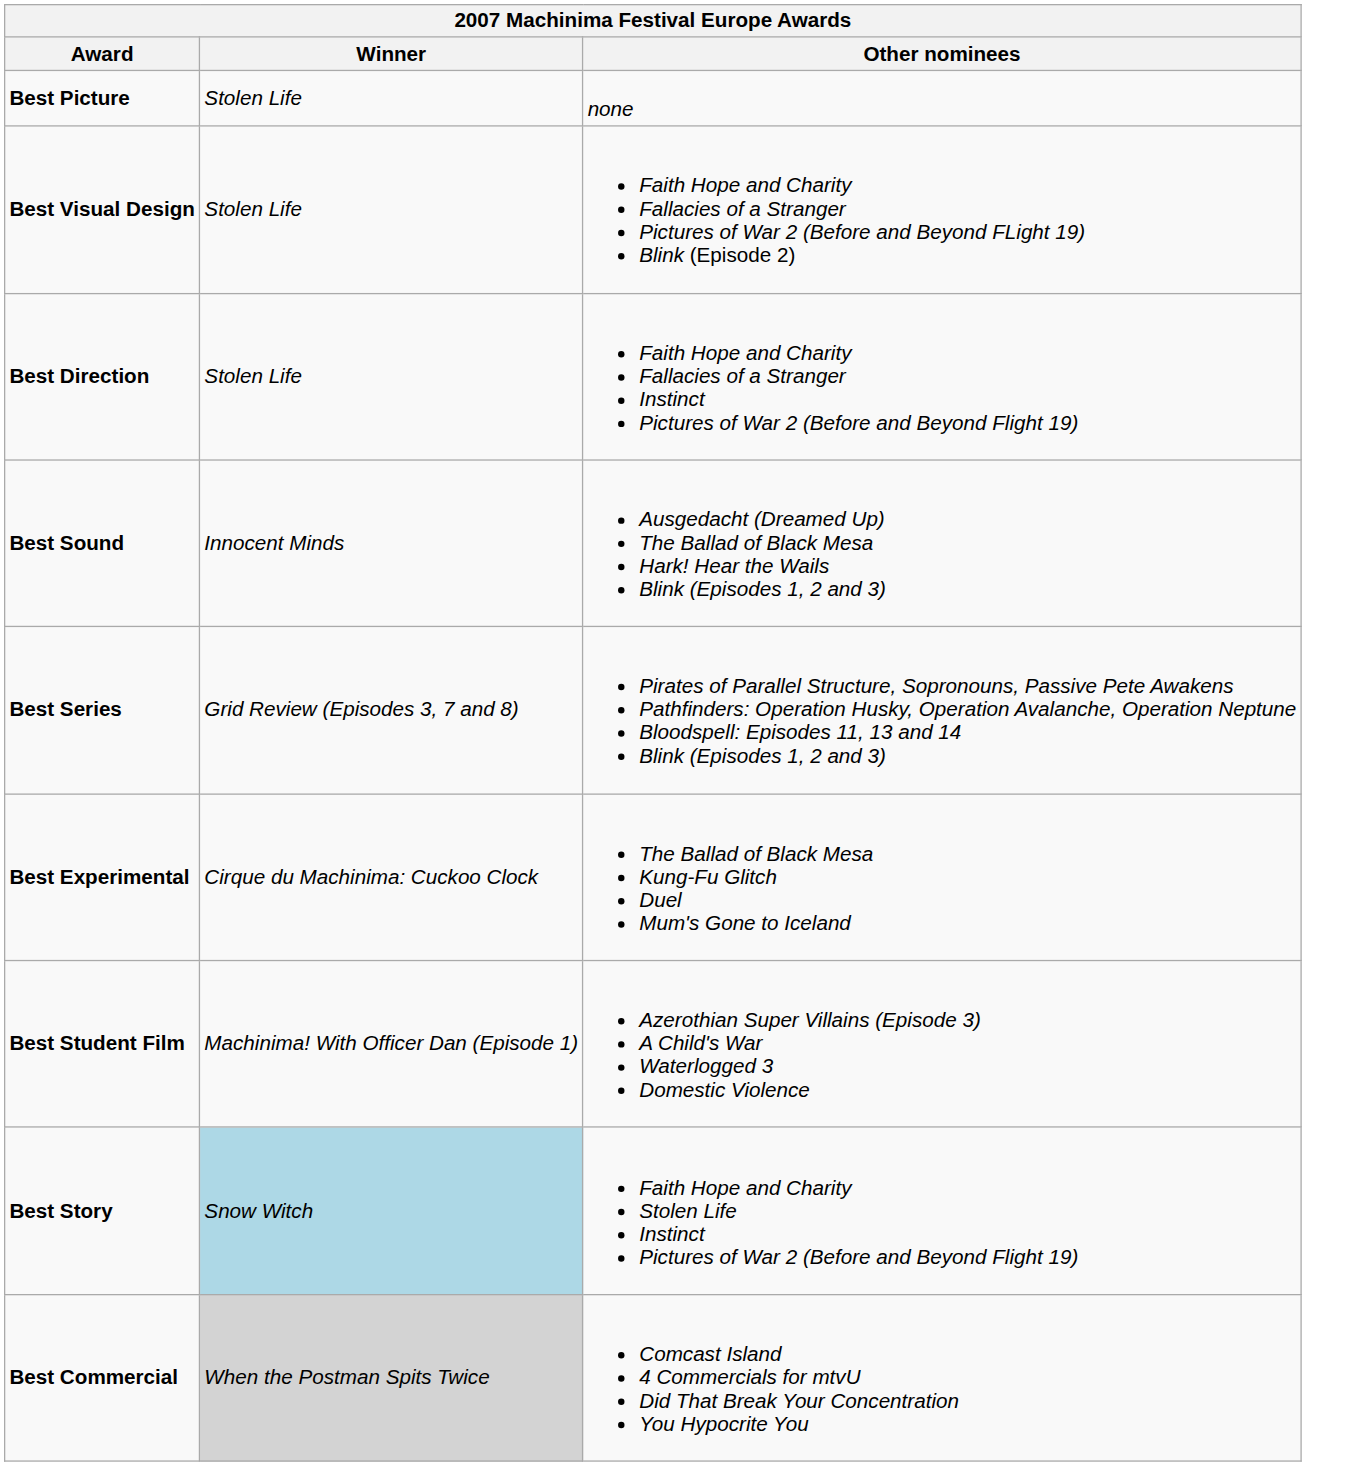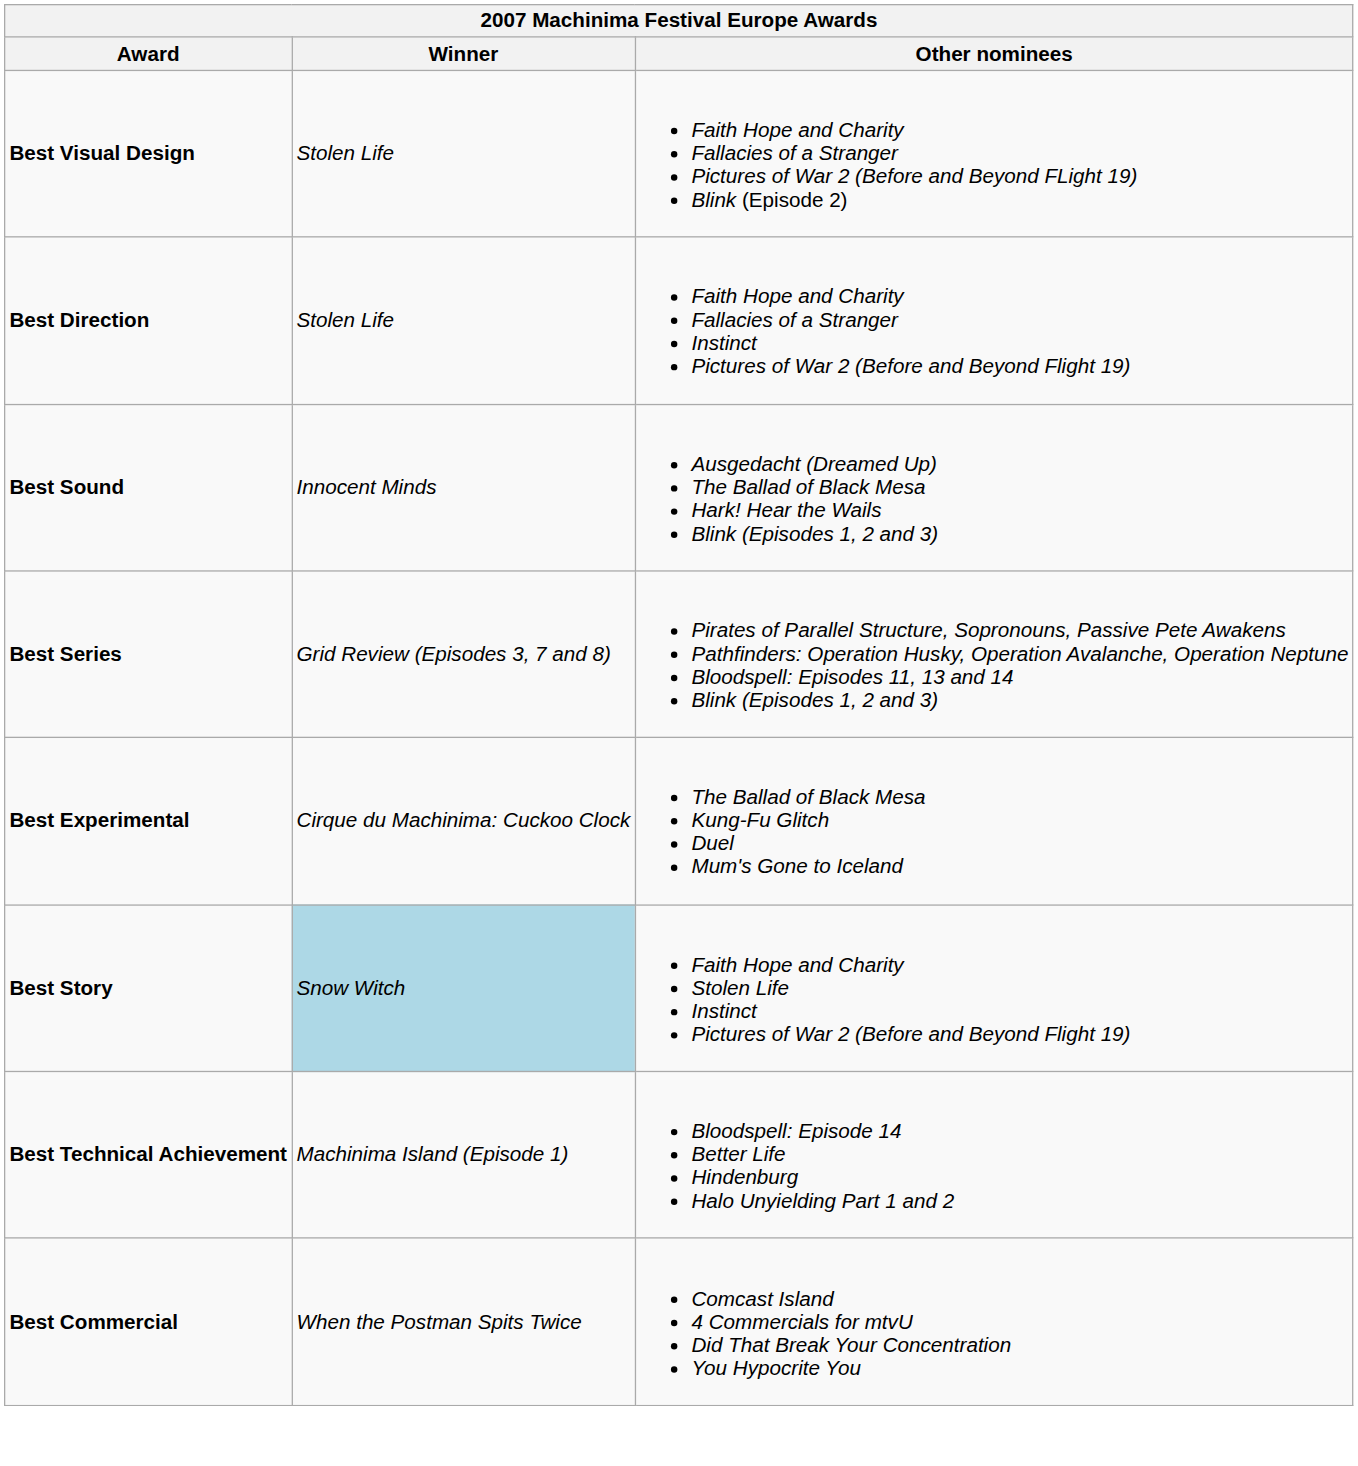- row: (70, 97)
- row: (97, 1043)
+ row: (148, 1154)
(347, 1377) lightgrey background -> (439, 1321) no background
